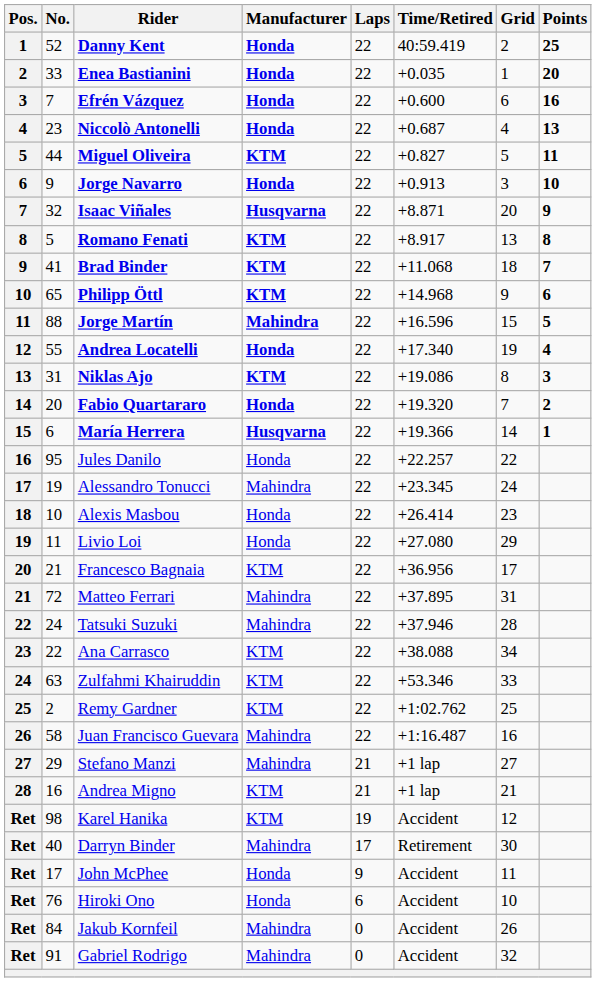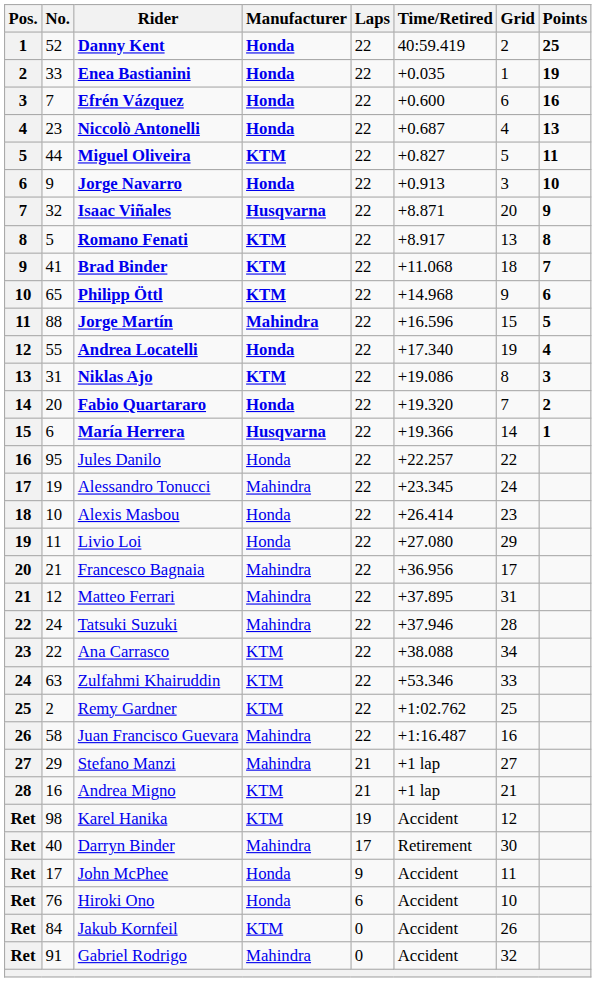(551, 73) 20 -> (551, 73) 19
(265, 569) KTM -> (279, 569) Mahindra
(54, 597) 72 -> (54, 597) 12
(279, 928) Mahindra -> (265, 928) KTM
